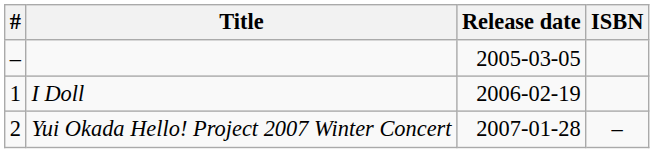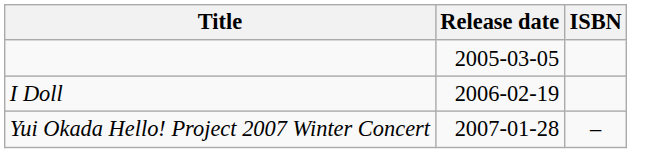- column: (15, 22)
